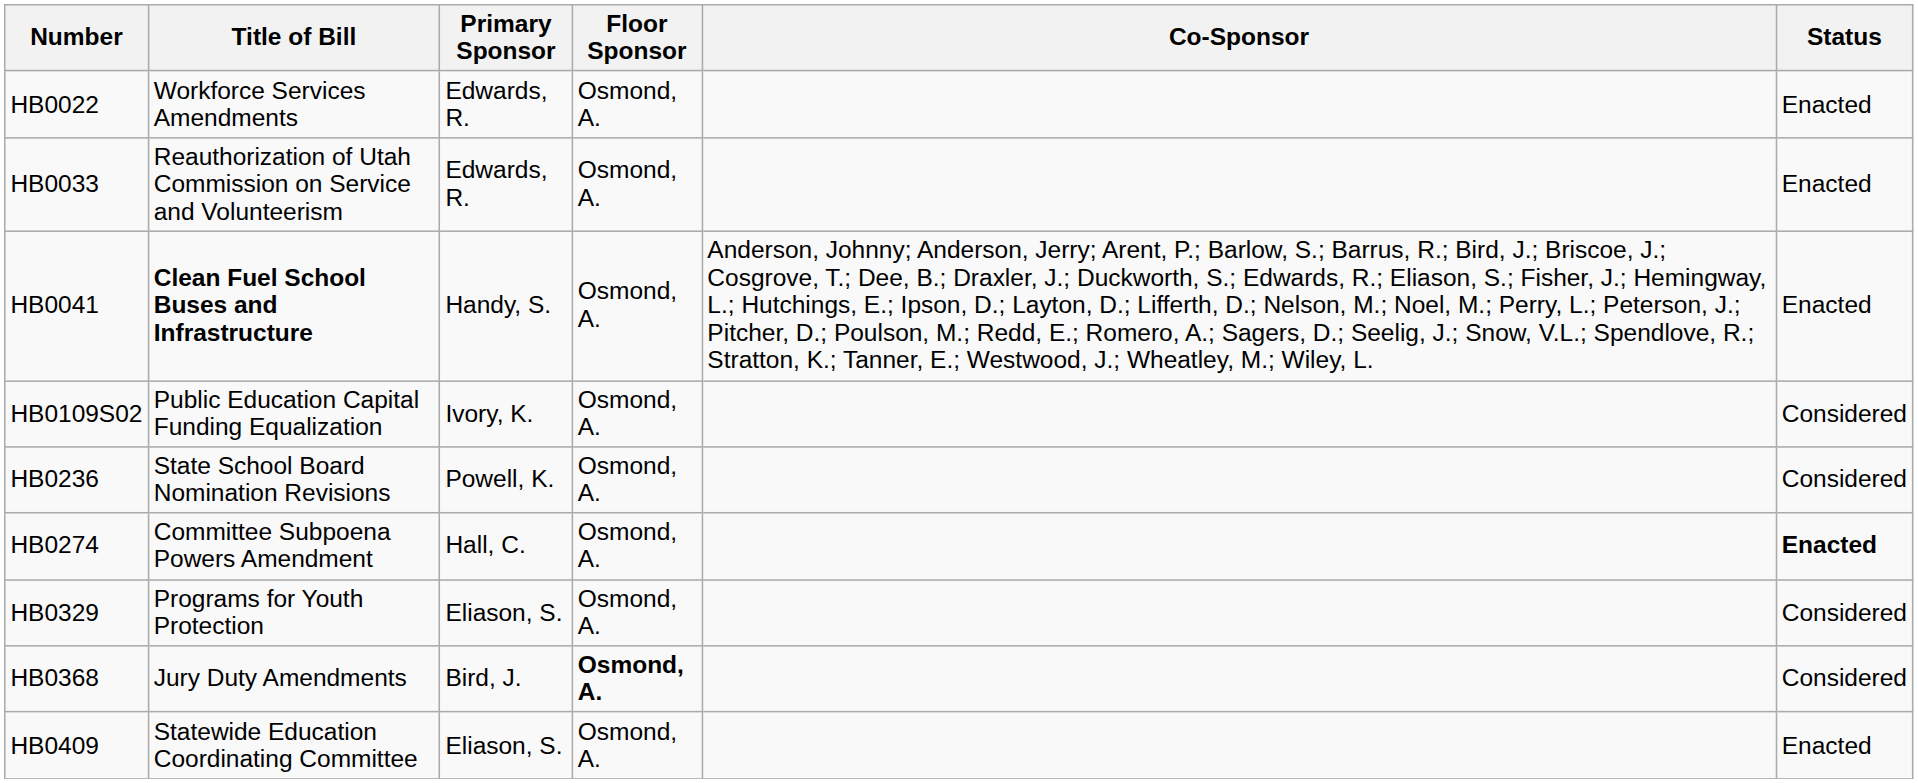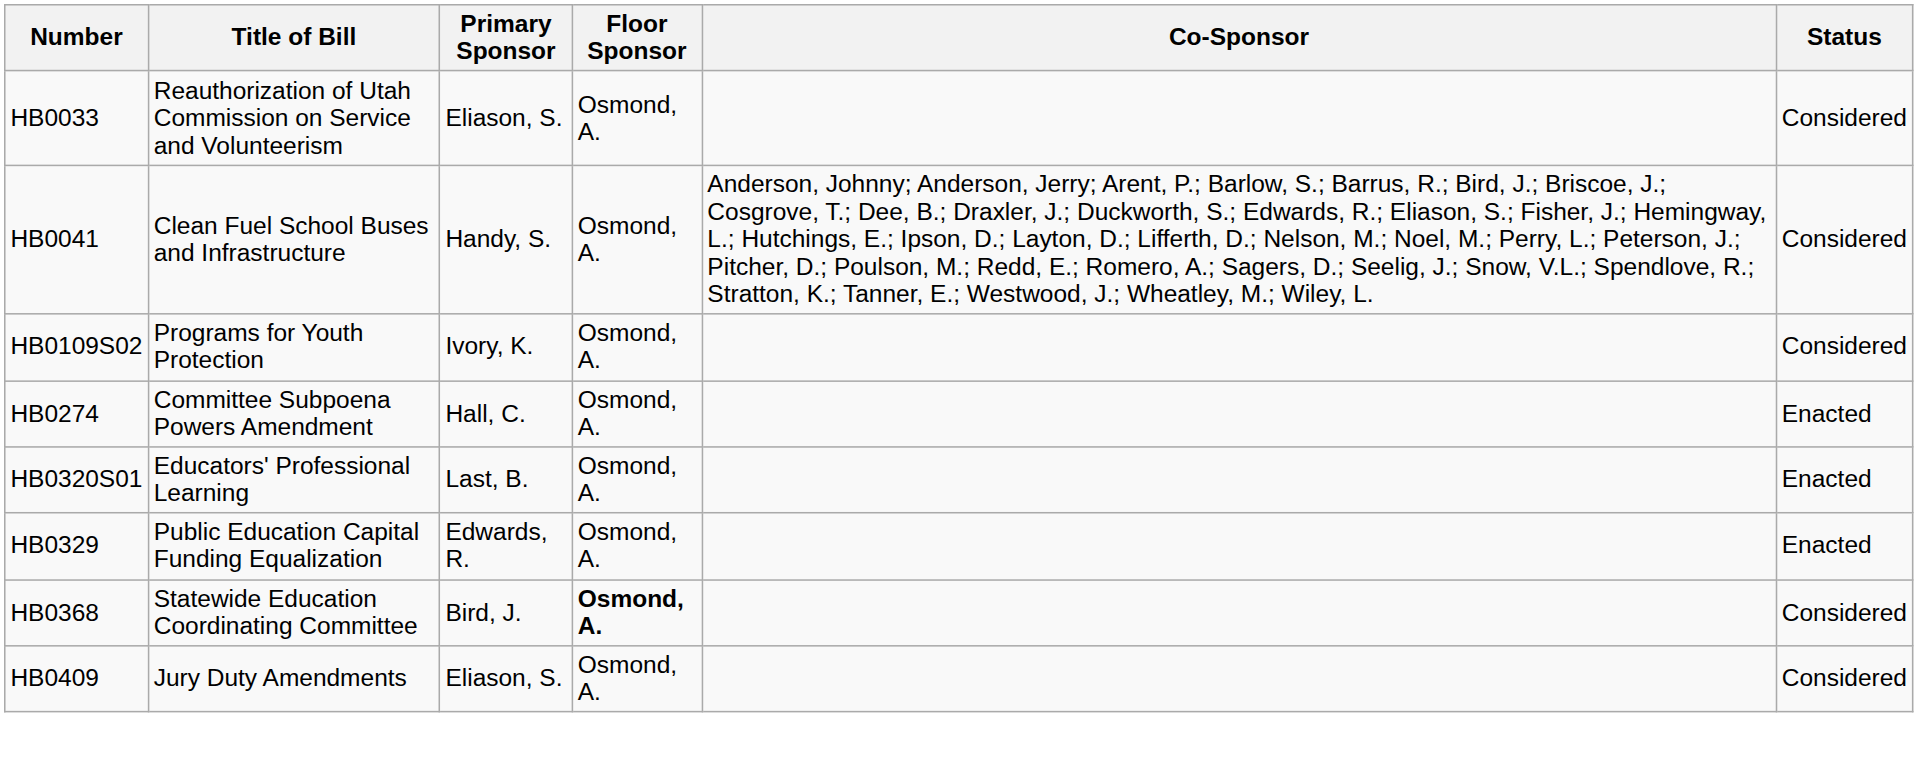- row: (55, 104)
(496, 184) Edwards, R. -> (504, 117) Eliason, S.
(1827, 184) Enacted -> (1844, 117) Considered
(260, 305) bold -> (291, 239) normal
(1827, 305) Enacted -> (1844, 239) Considered
(286, 413) Public Education Capital Funding Equalization -> (259, 346) Programs for Youth Protection
- row: (55, 479)
(1829, 546) bold -> (1827, 413) normal
+ row: (76, 479)
(259, 612) Programs for Youth Protection -> (286, 546) Public Education Capital Funding Equalization
(504, 612) Eliason, S. -> (496, 546) Edwards, R.
(1844, 612) Considered -> (1827, 546) Enacted
(280, 678) Jury Duty Amendments -> (286, 612) Statewide Education Coordinating Committee
(286, 745) Statewide Education Coordinating Committee -> (280, 678) Jury Duty Amendments
(1827, 745) Enacted -> (1844, 678) Considered
